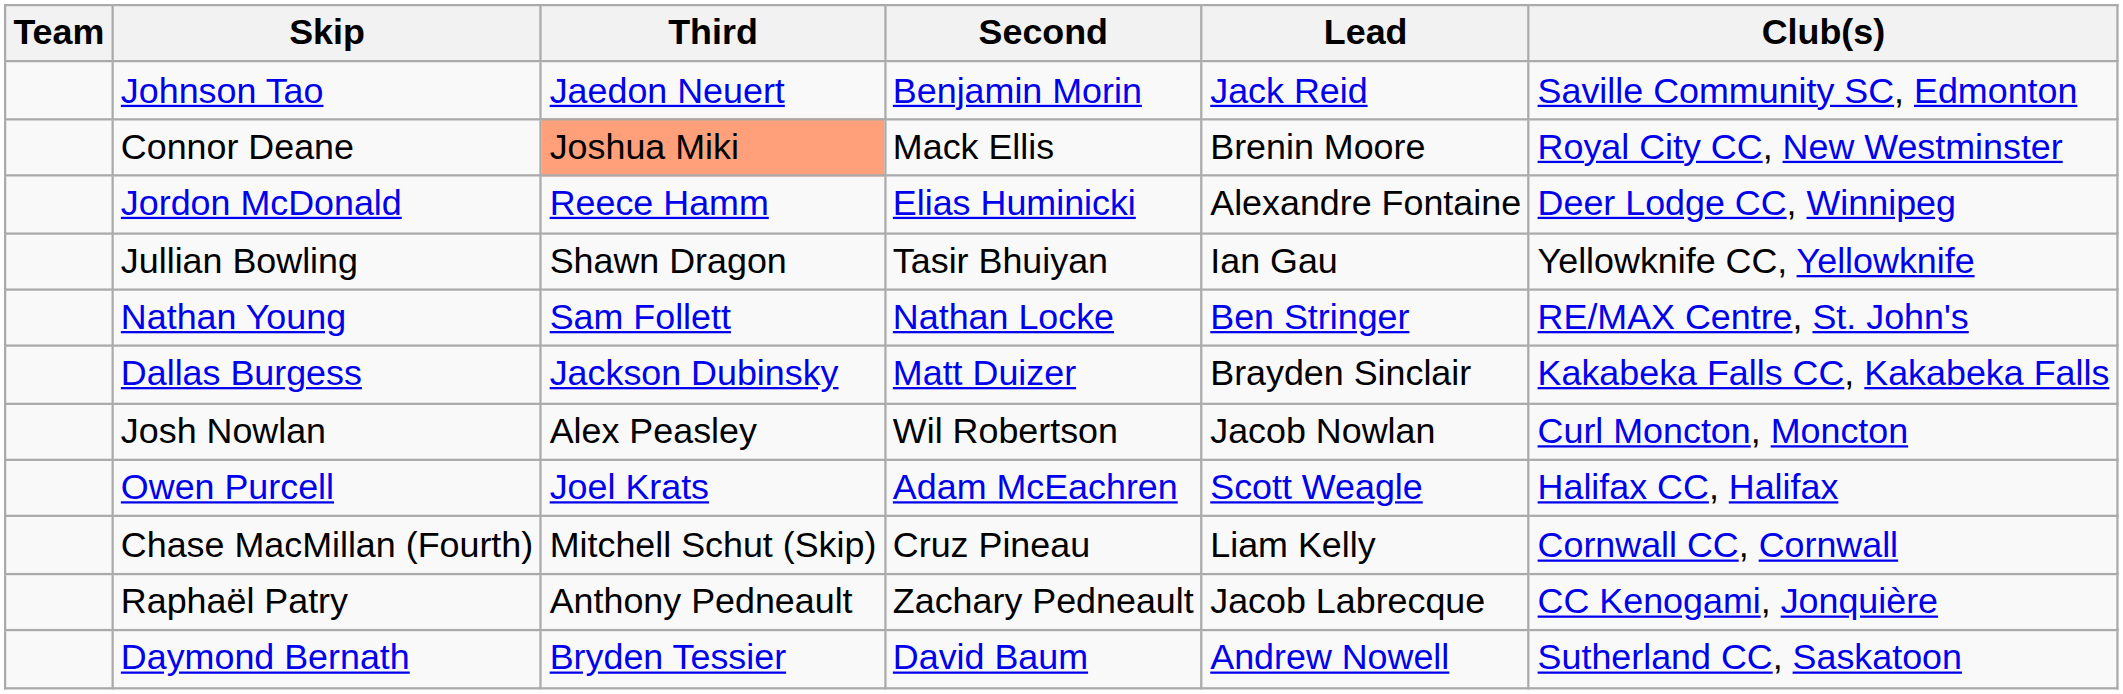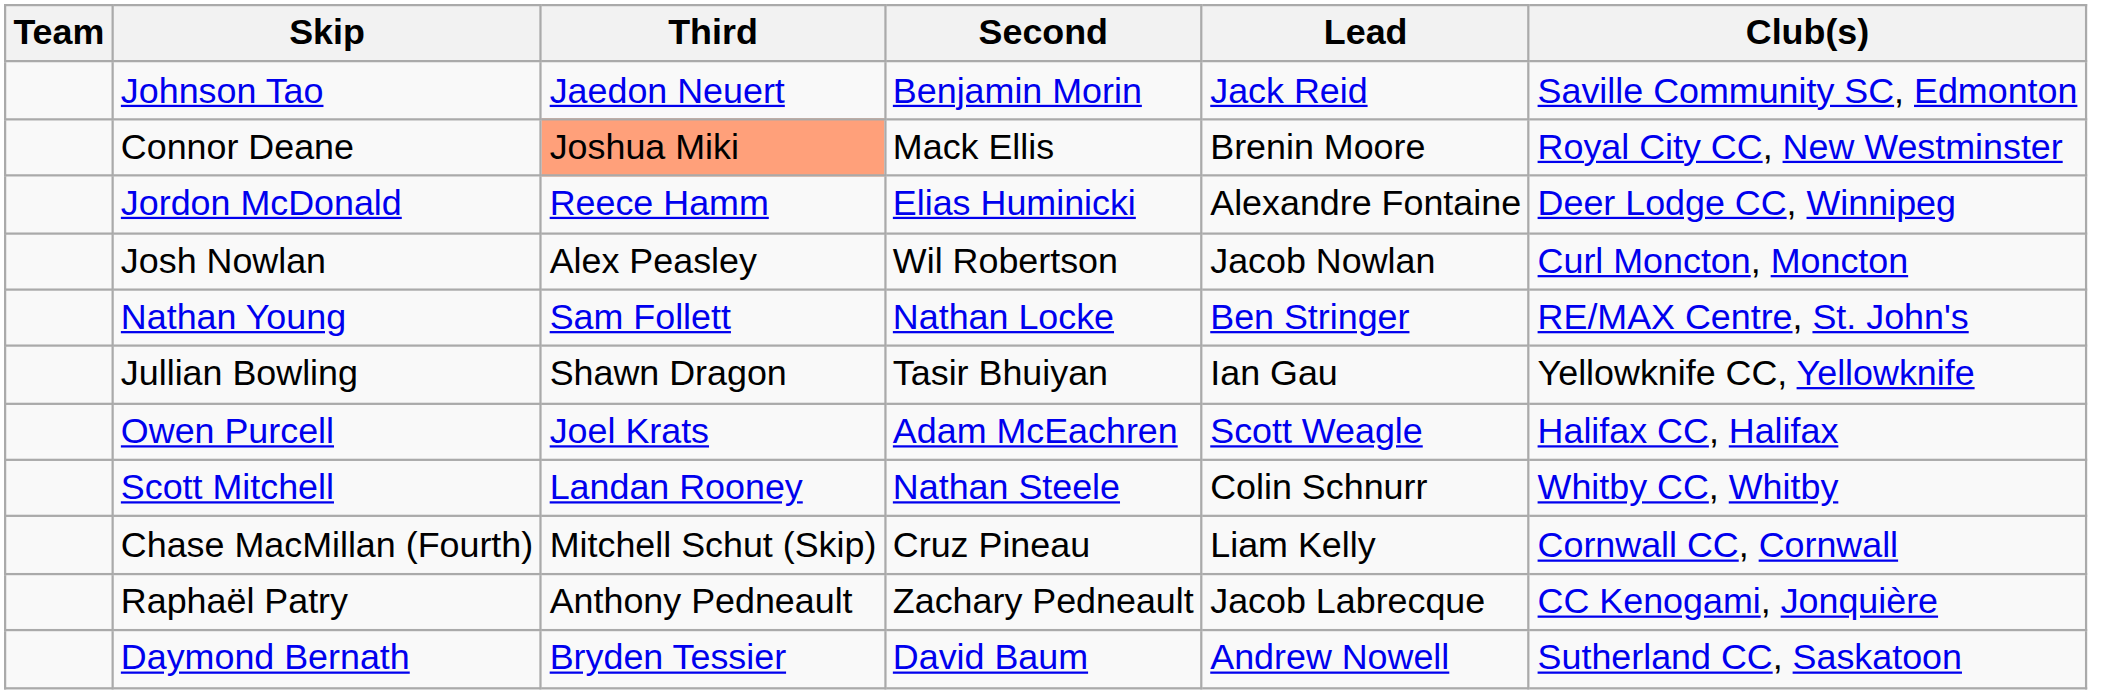rows swapped: (223, 430) <-> (239, 260)
- row: (241, 373)
+ row: (227, 487)
